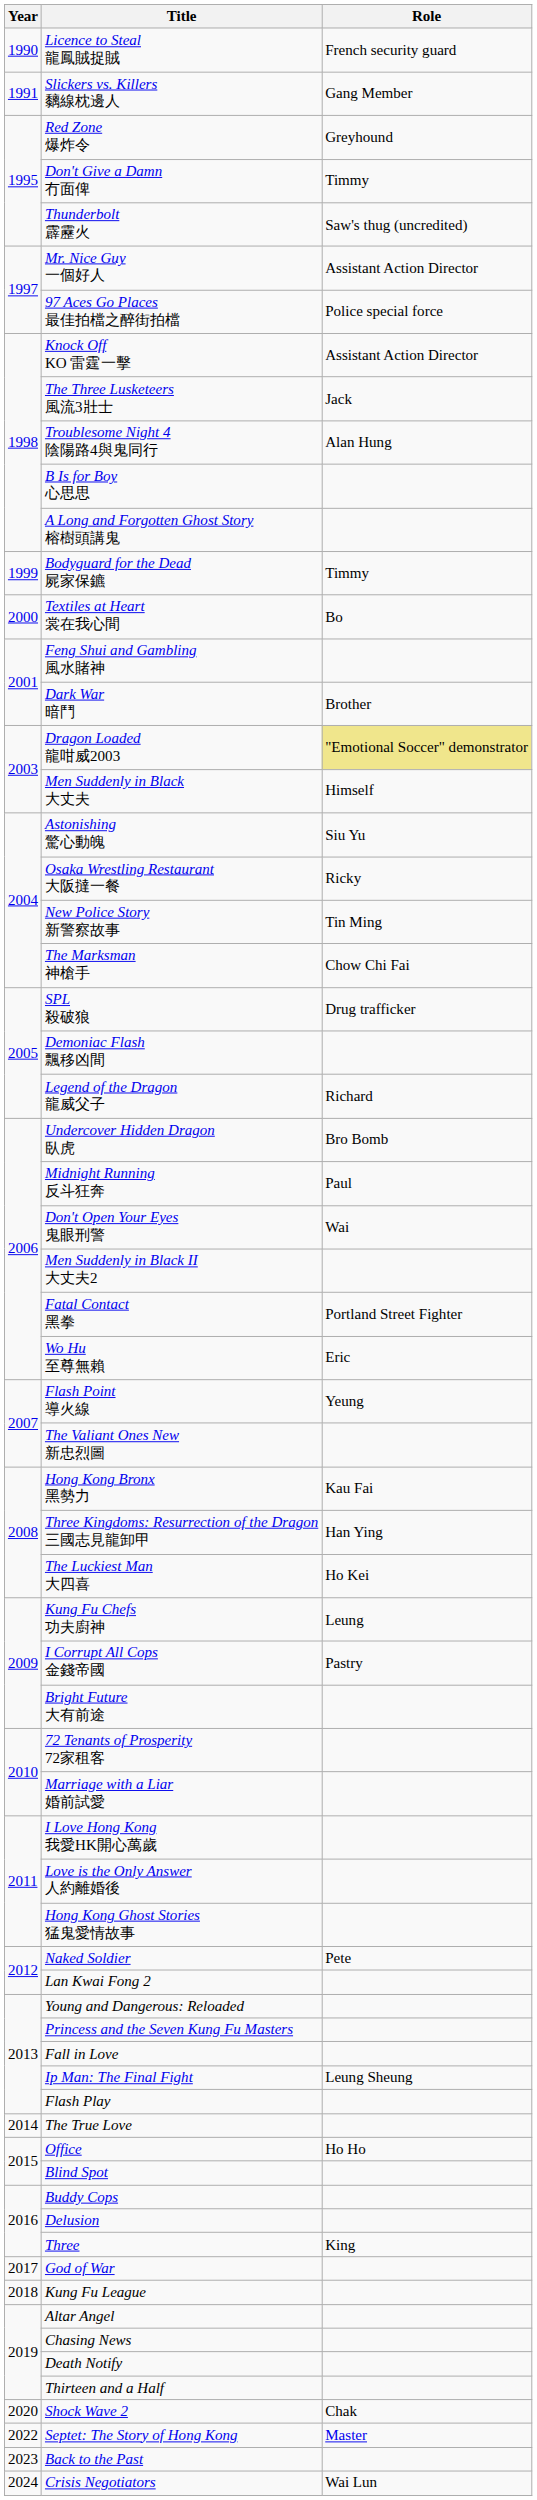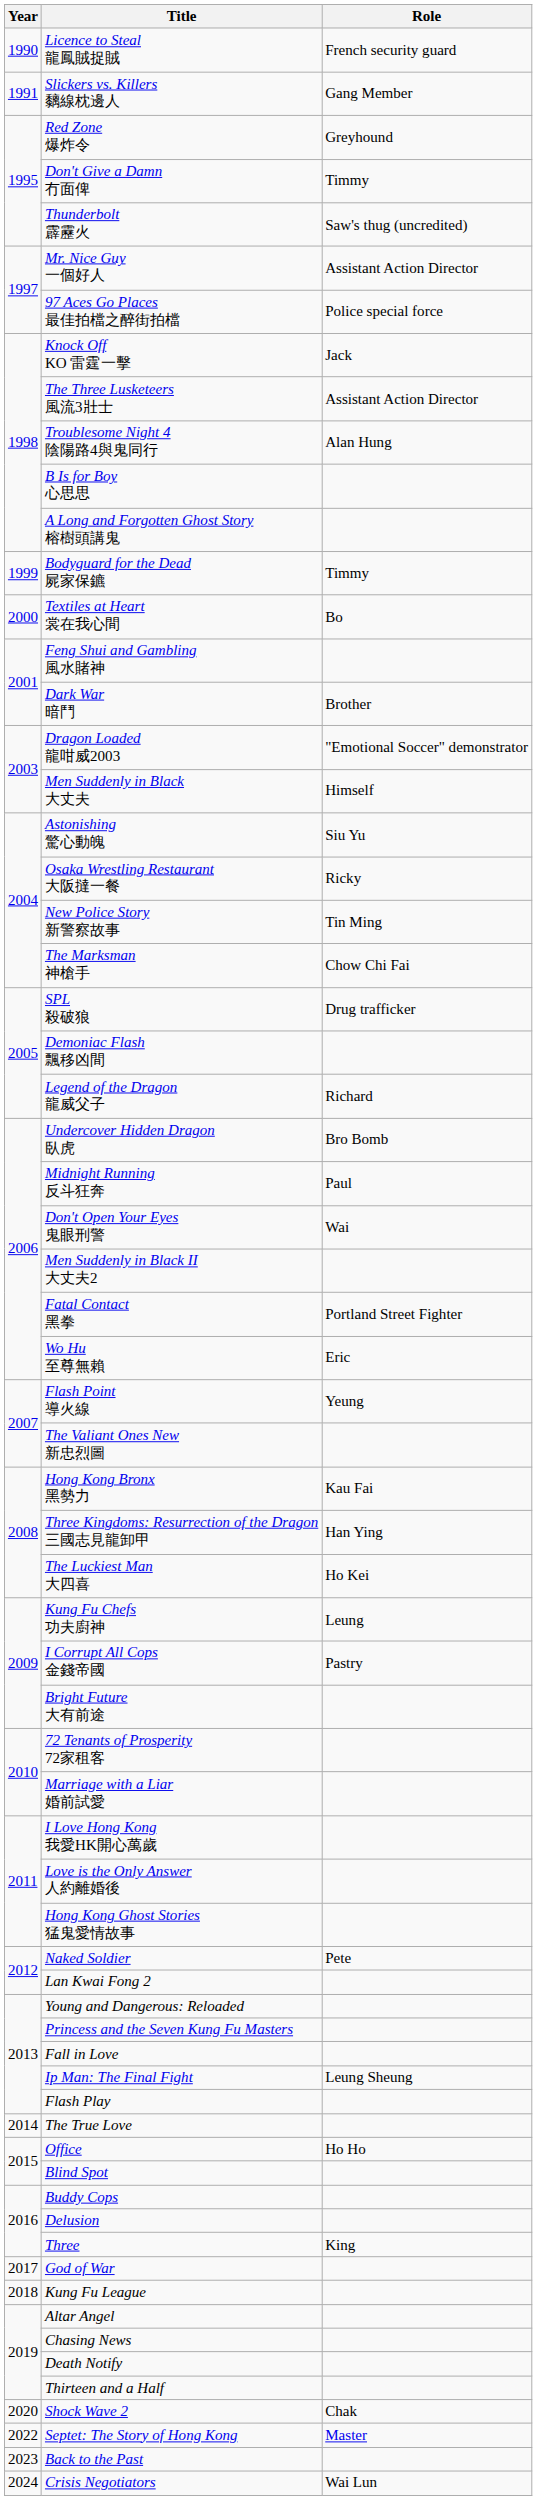(402, 355) Assistant Action Director -> (339, 355) Jack
(339, 398) Jack -> (402, 398) Assistant Action Director
(427, 747) khaki background -> (427, 747) no background
